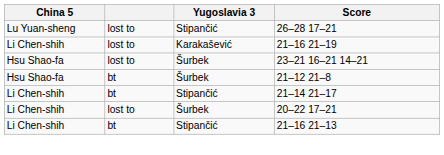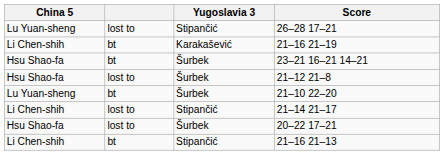(121, 45) lost to -> (112, 45) bt
(121, 61) lost to -> (112, 61) bt
(112, 77) bt -> (121, 77) lost to
+ row: (307, 93)
(112, 93) bt -> (121, 110) lost to
(35, 110) Li Chen-shih -> (35, 126) Hsu Shao-fa
